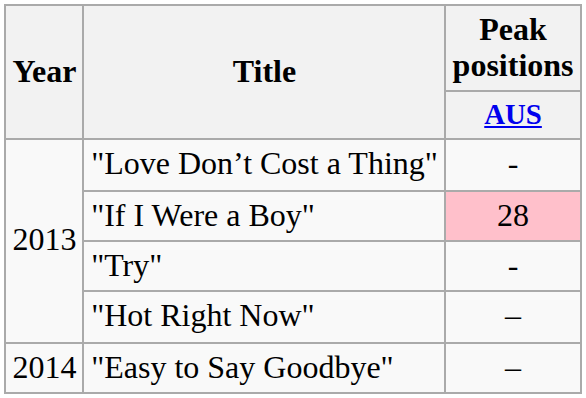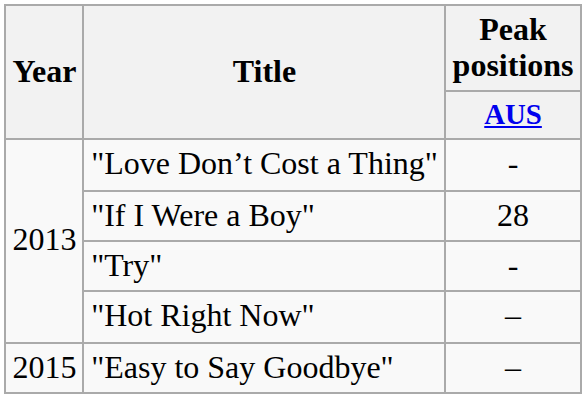(513, 214) pink background -> (513, 214) no background
(44, 367) 2014 -> (44, 367) 2015
